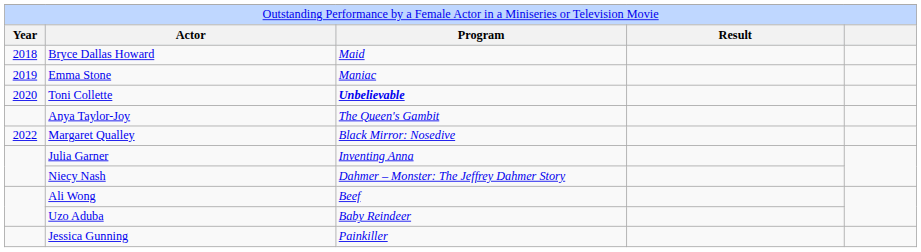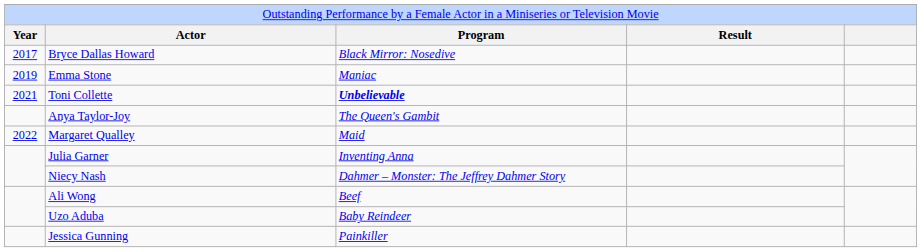(25, 55) 2018 -> (25, 55) 2017
(352, 55) Maid -> (397, 55) Black Mirror: Nosedive
(25, 95) 2020 -> (25, 95) 2021
(397, 136) Black Mirror: Nosedive -> (352, 136) Maid
